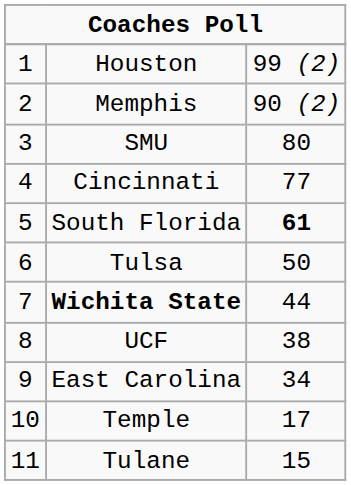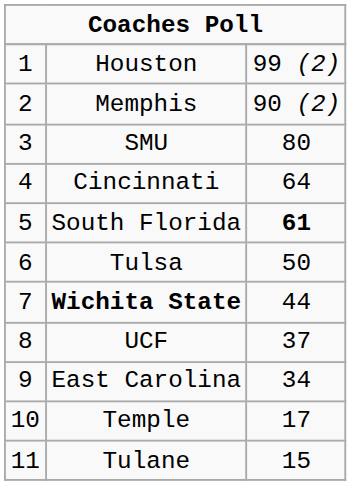(296, 183) 77 -> (296, 183) 64
(296, 342) 38 -> (296, 342) 37
